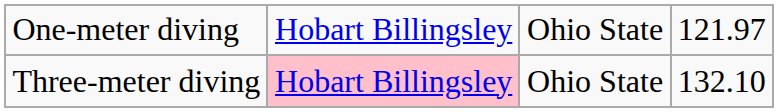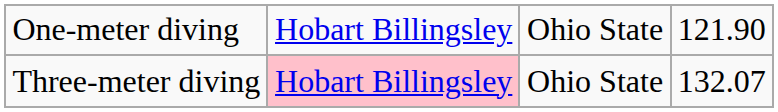(722, 29) 121.97 -> (722, 29) 121.90
(722, 80) 132.10 -> (722, 80) 132.07
